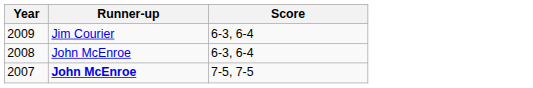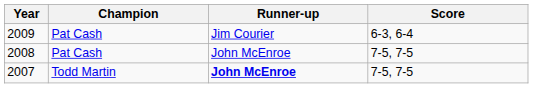+ column: (128, 14)
(232, 53) 6-3, 6-4 -> (392, 53) 7-5, 7-5
